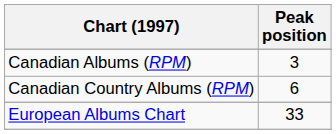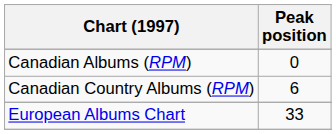(294, 62) 3 -> (294, 62) 0
